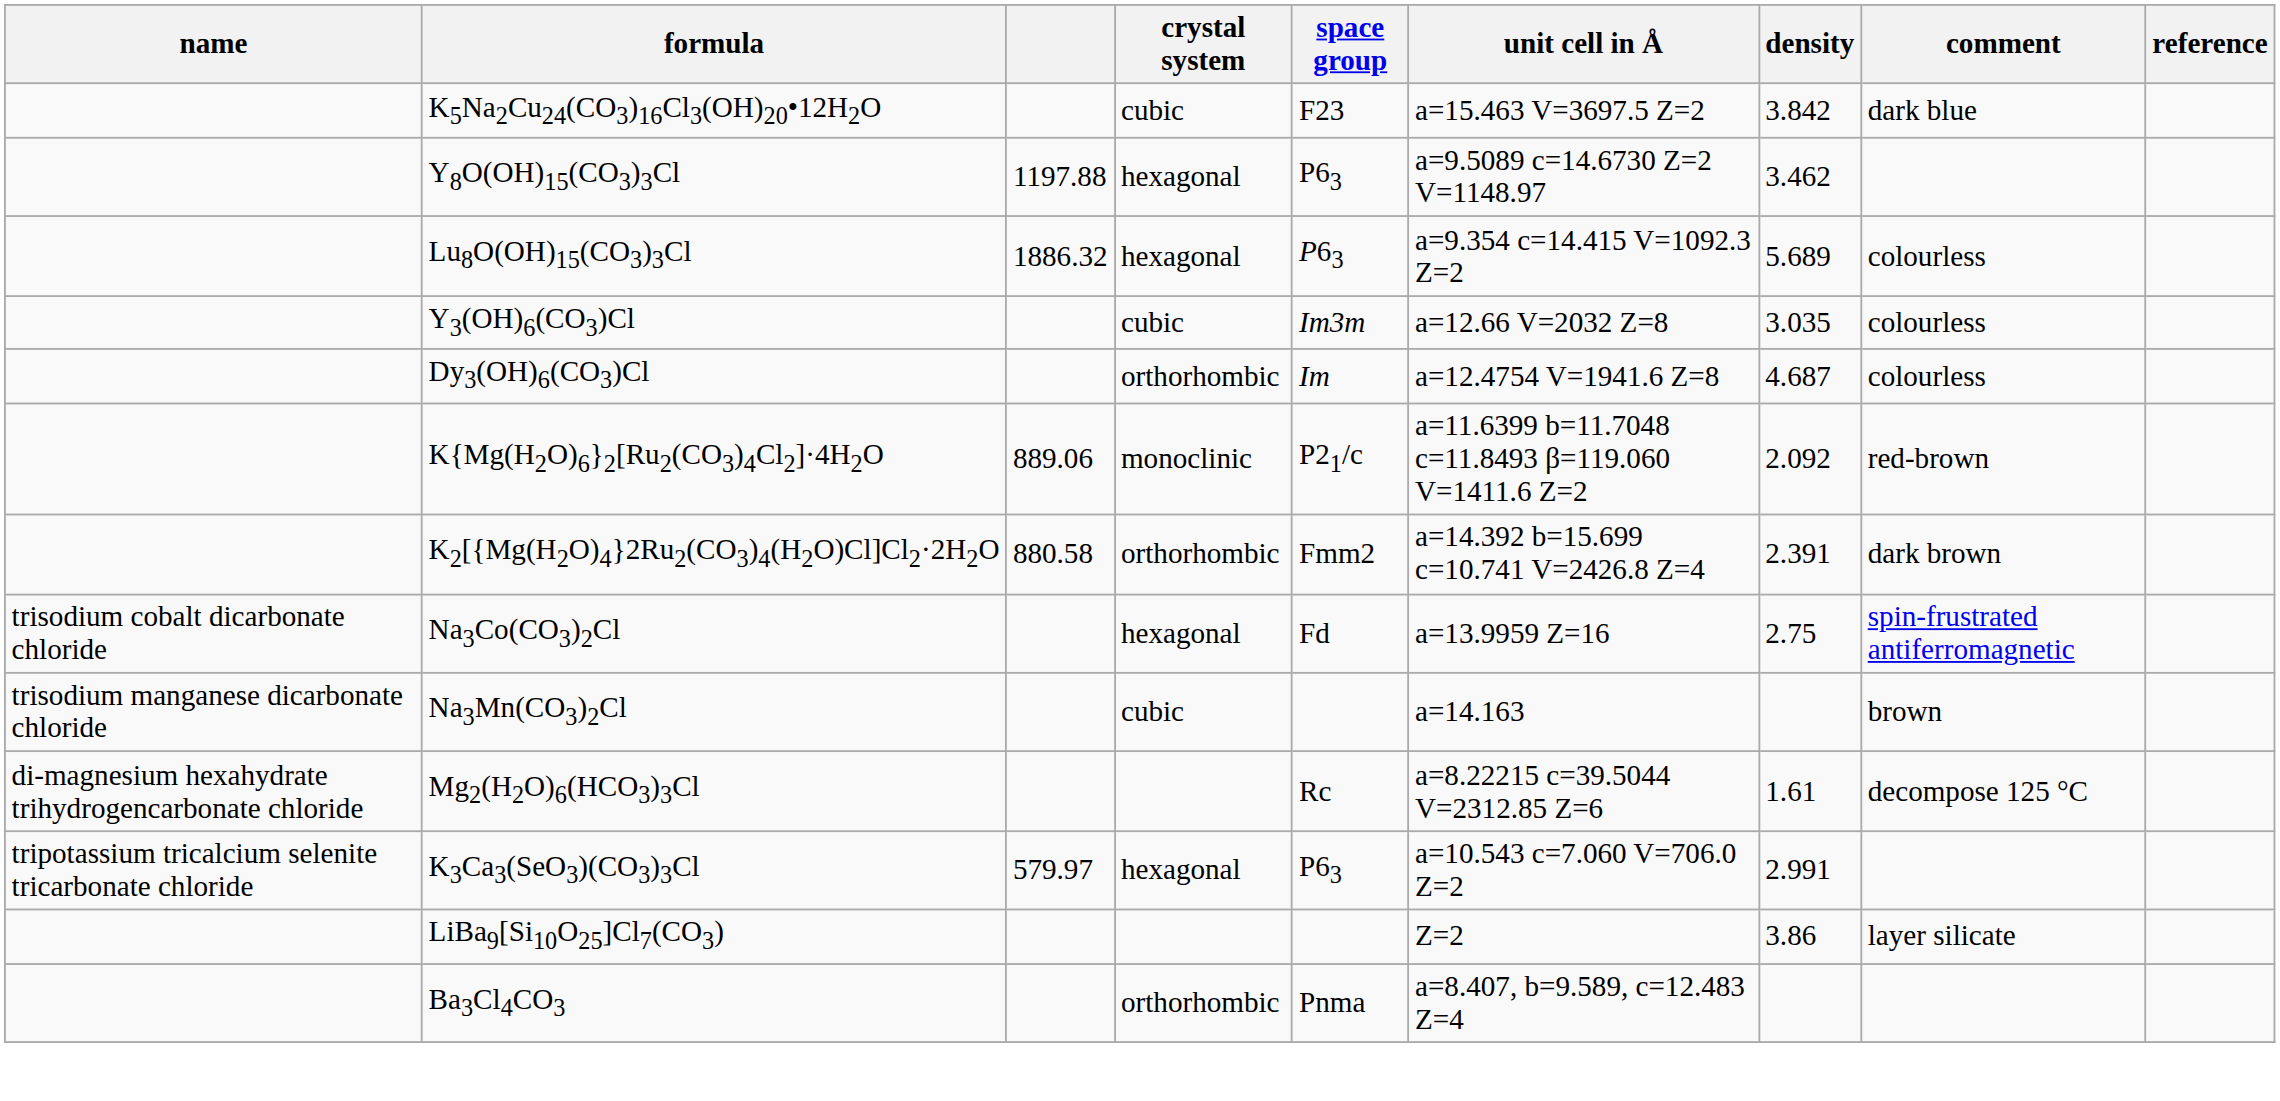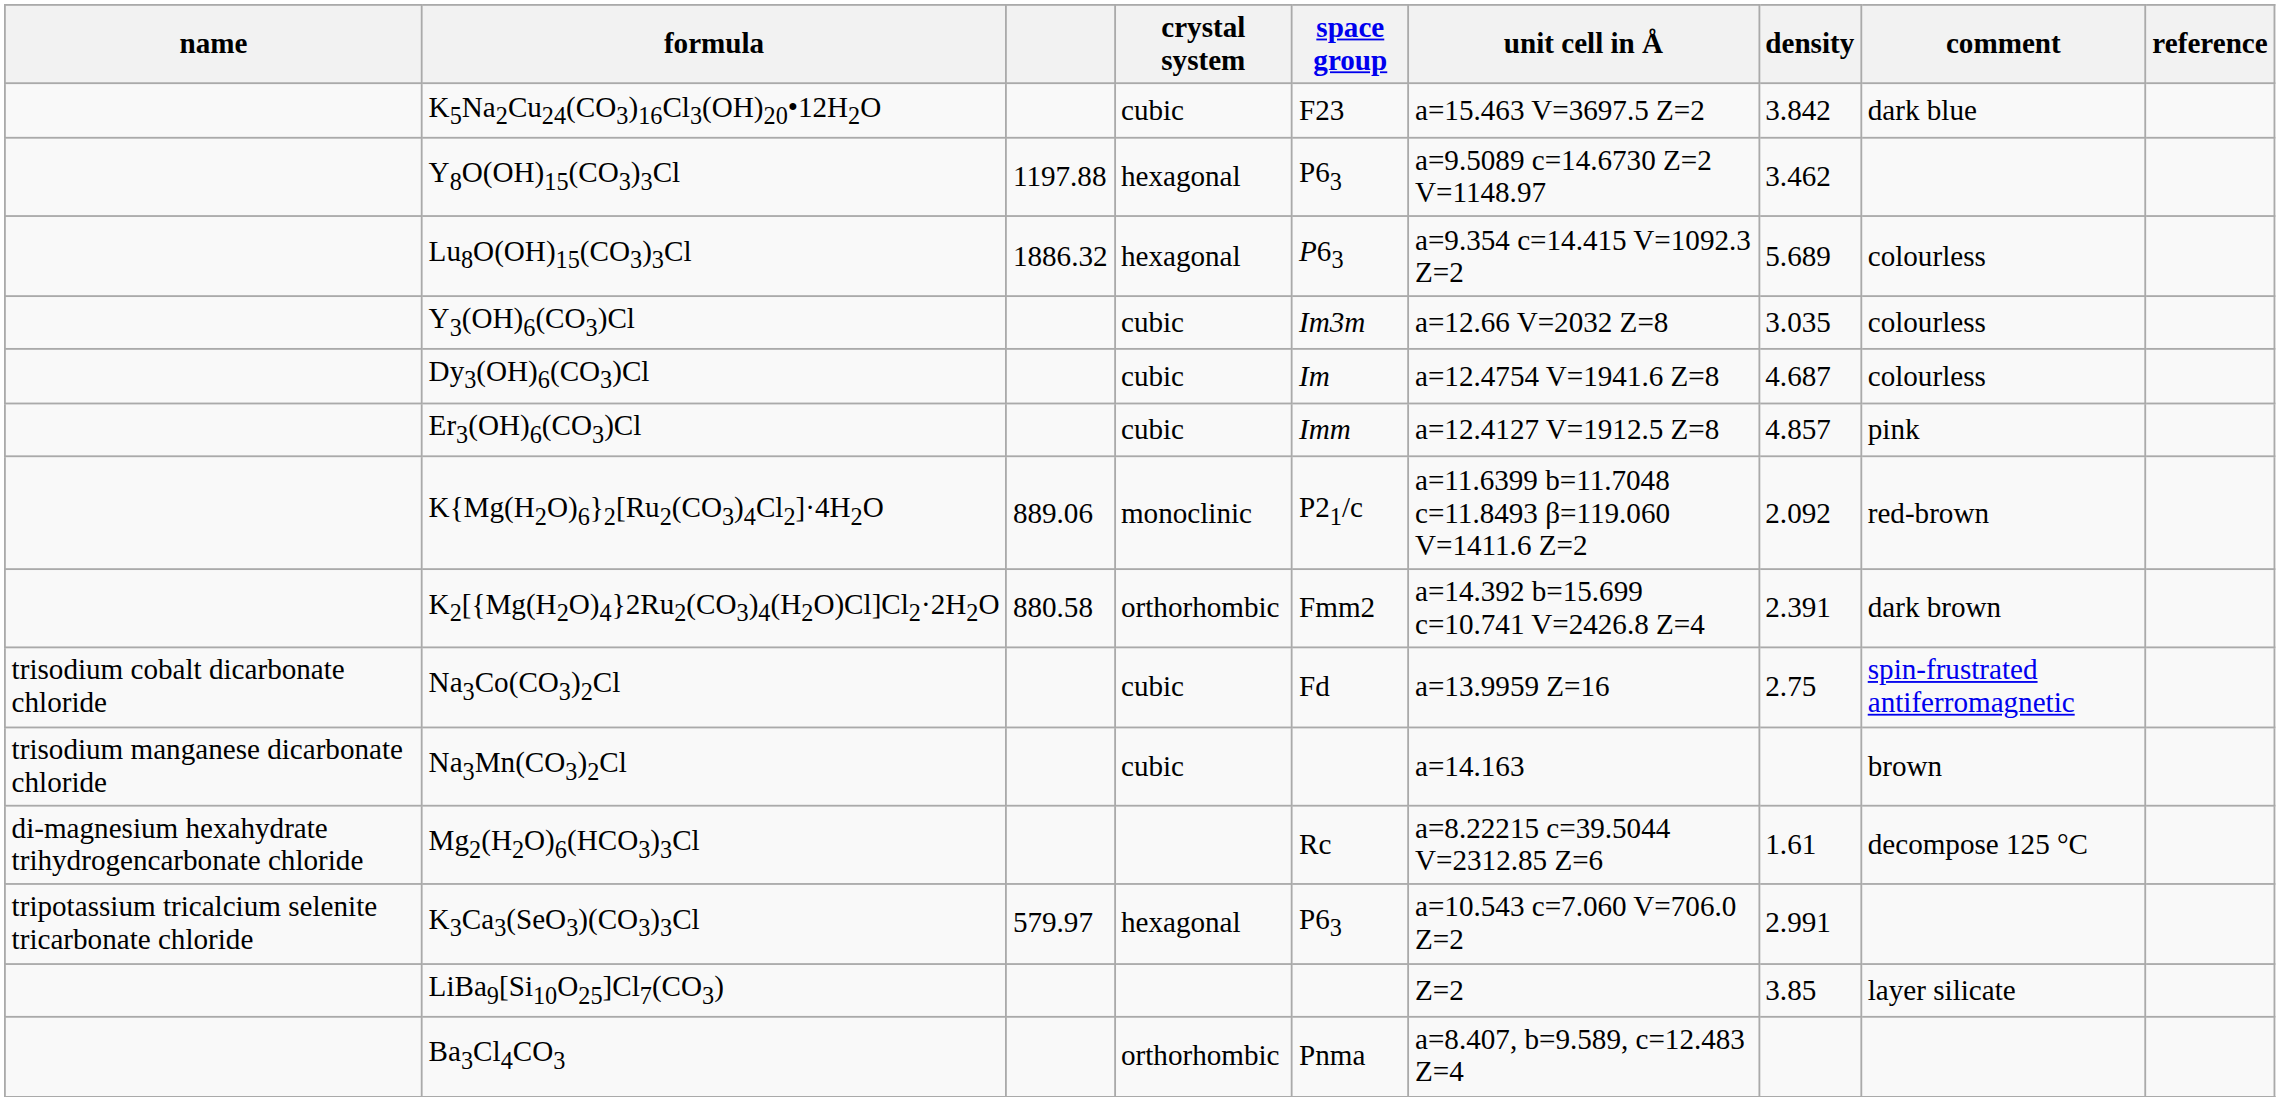(1200, 375) orthorhombic -> (1153, 375) cubic
+ row: (535, 429)
(1181, 632) hexagonal -> (1153, 686) cubic
(1791, 936) 3.86 -> (1791, 989) 3.85
